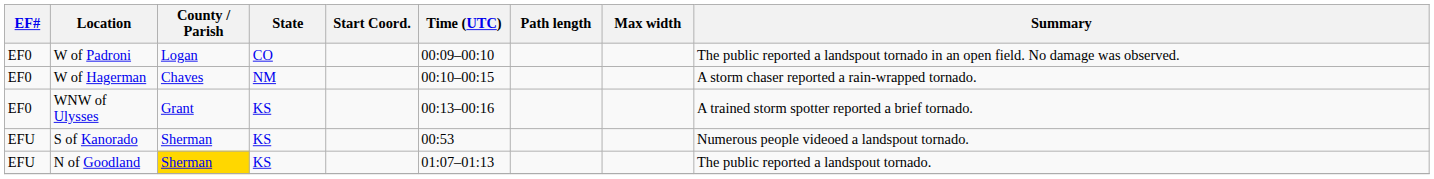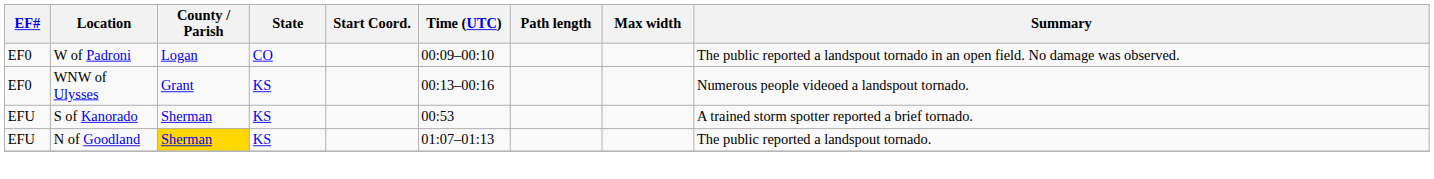- row: (100, 77)
(835, 108) A trained storm spotter reported a brief tornado. -> (833, 85) Numerous people videoed a landspout tornado.
(833, 139) Numerous people videoed a landspout tornado. -> (835, 116) A trained storm spotter reported a brief tornado.
